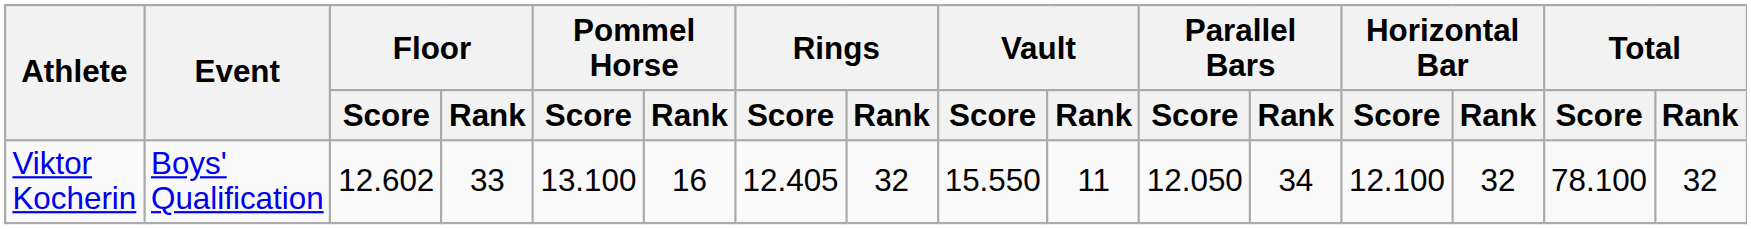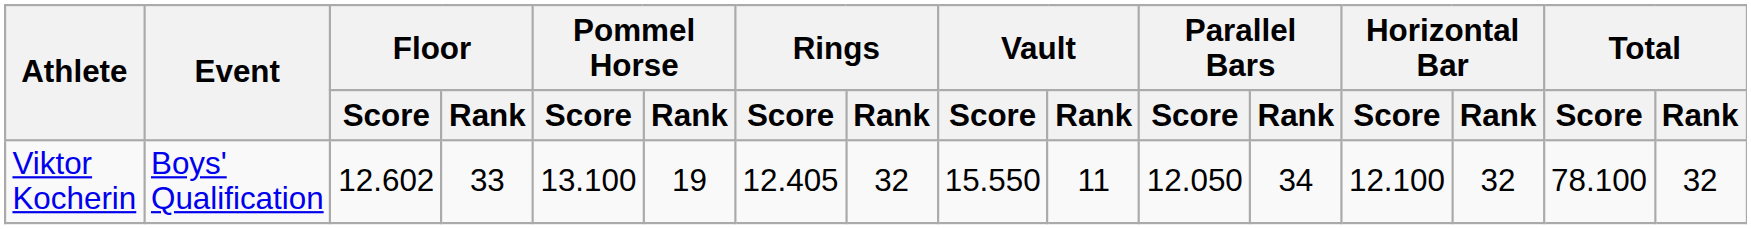(689, 182) 16 -> (689, 182) 19
